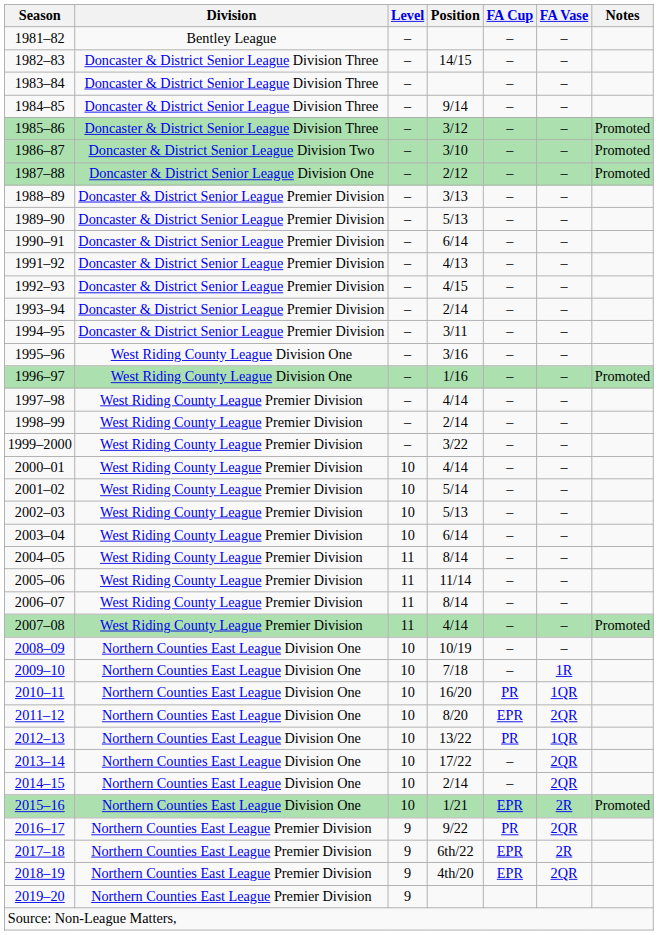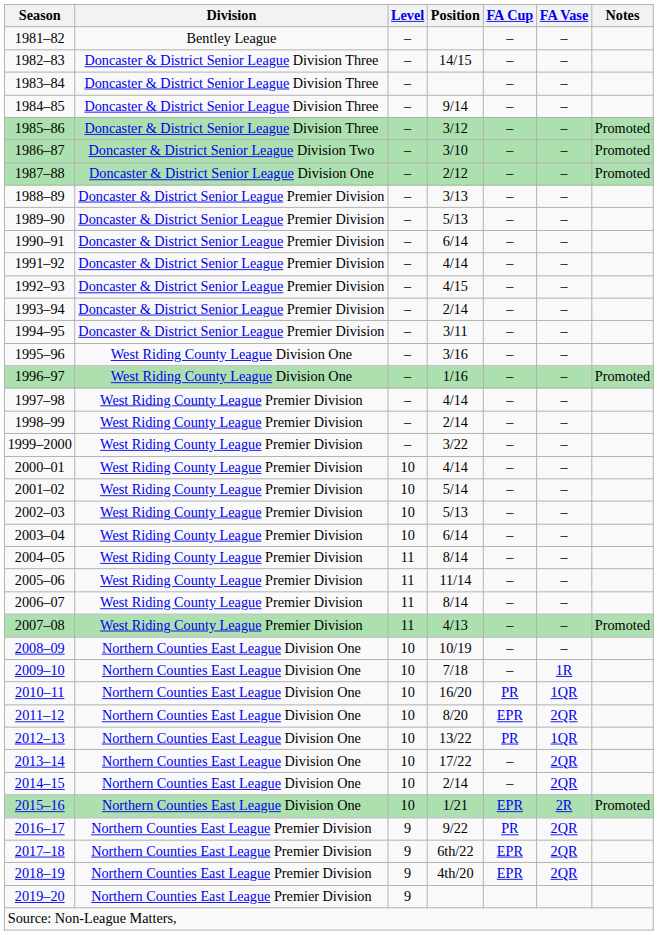(455, 264) 4/13 -> (455, 264) 4/14
(455, 625) 4/14 -> (455, 625) 4/13
(564, 851) 2R -> (564, 851) 2QR
